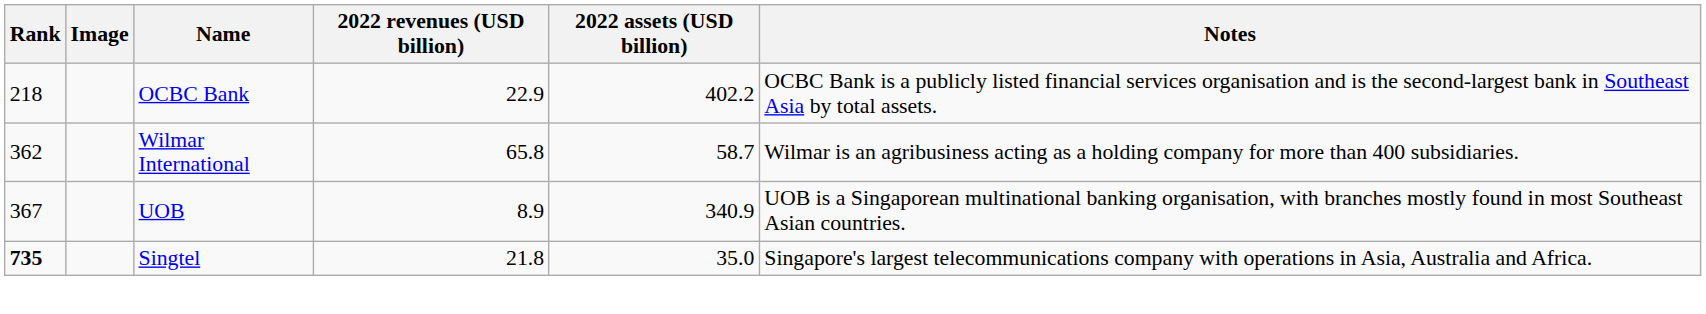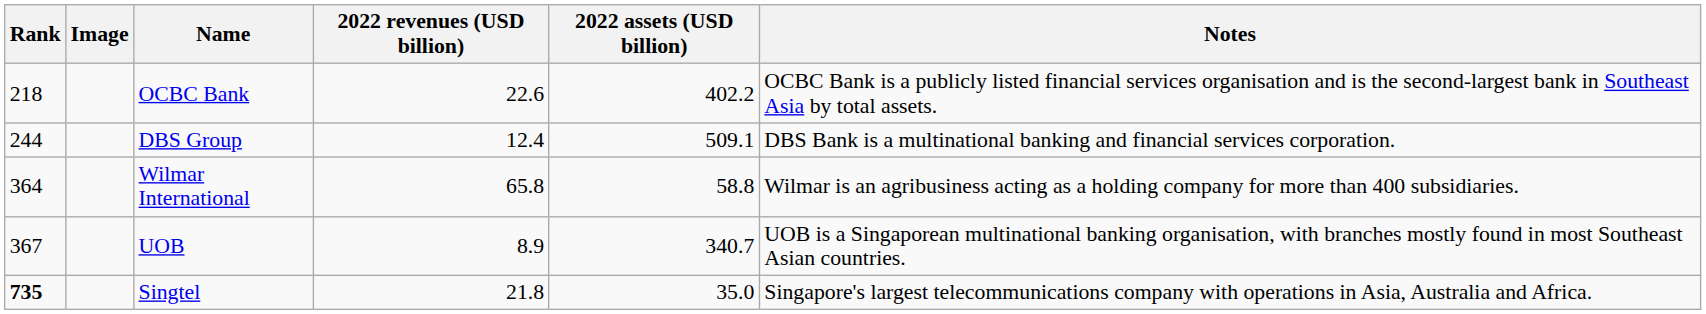(525, 92) 22.9 -> (525, 92) 22.6
+ row: (190, 139)
(26, 151) 362 -> (26, 186) 364
(735, 151) 58.7 -> (735, 186) 58.8
(730, 210) 340.9 -> (730, 245) 340.7
